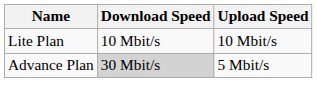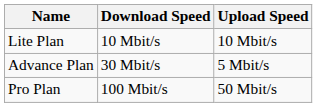(131, 65) lightgrey background -> (131, 65) no background
+ row: (34, 89)
